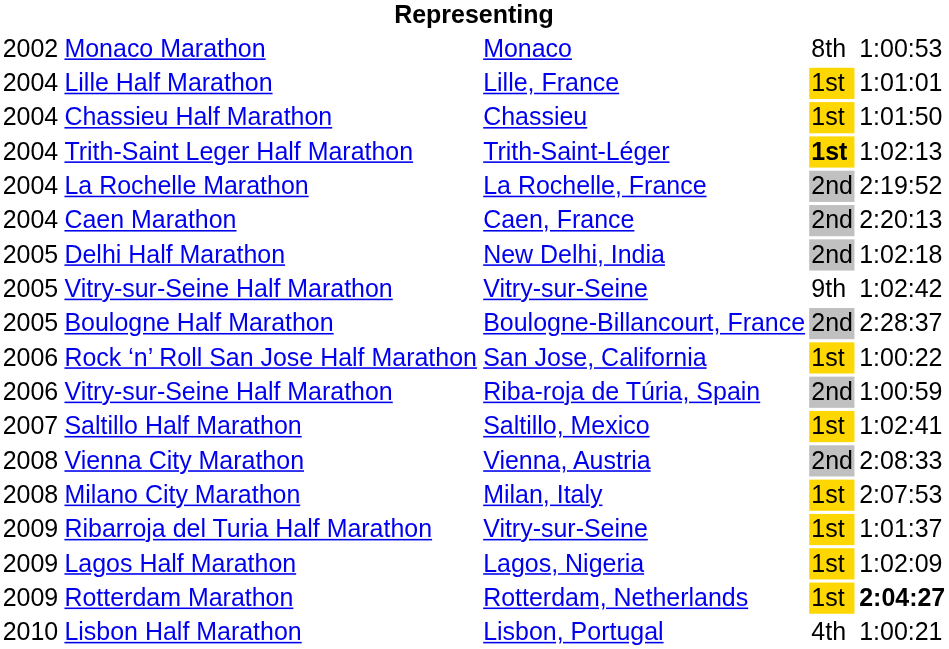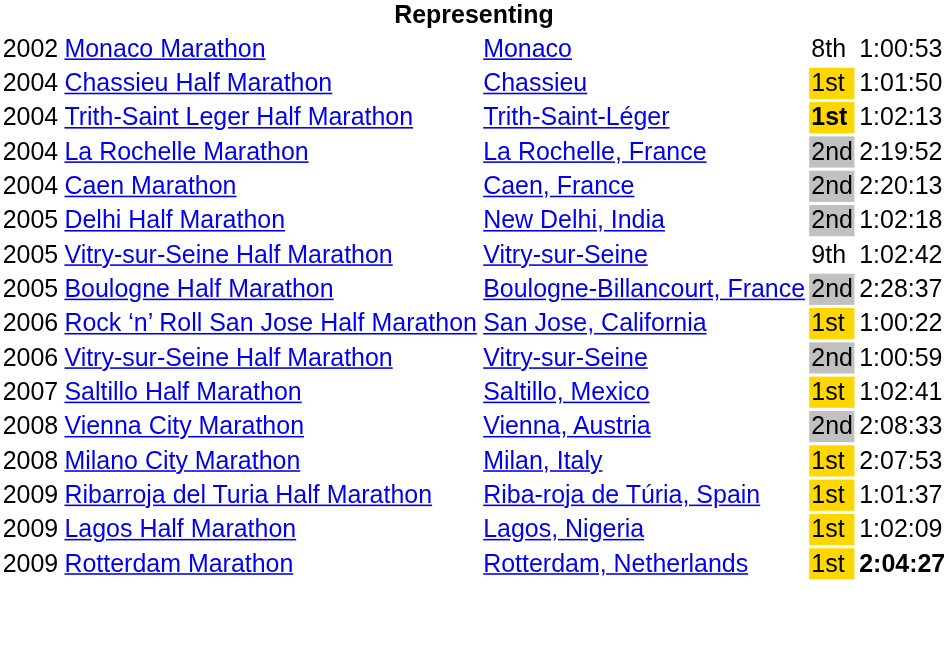- row: (30, 83)
(622, 391) Riba-roja de Túria, Spain -> (565, 357) Vitry-sur-Seine
(565, 529) Vitry-sur-Seine -> (622, 494) Riba-roja de Túria, Spain
- row: (30, 632)
